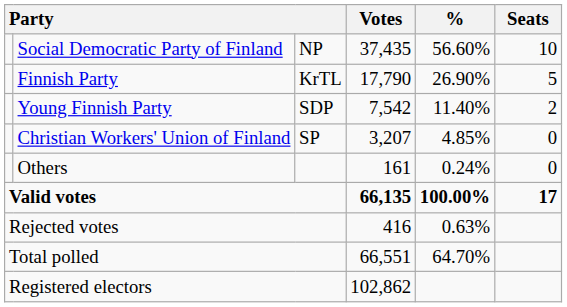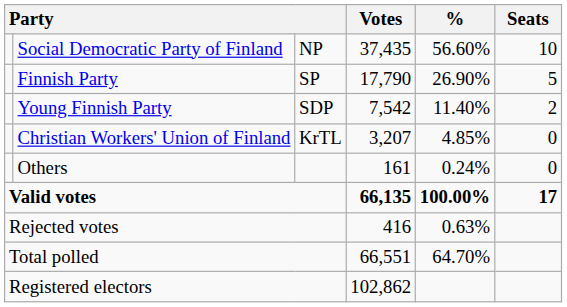(320, 78) KrTL -> (310, 78) SP
(310, 138) SP -> (320, 138) KrTL
